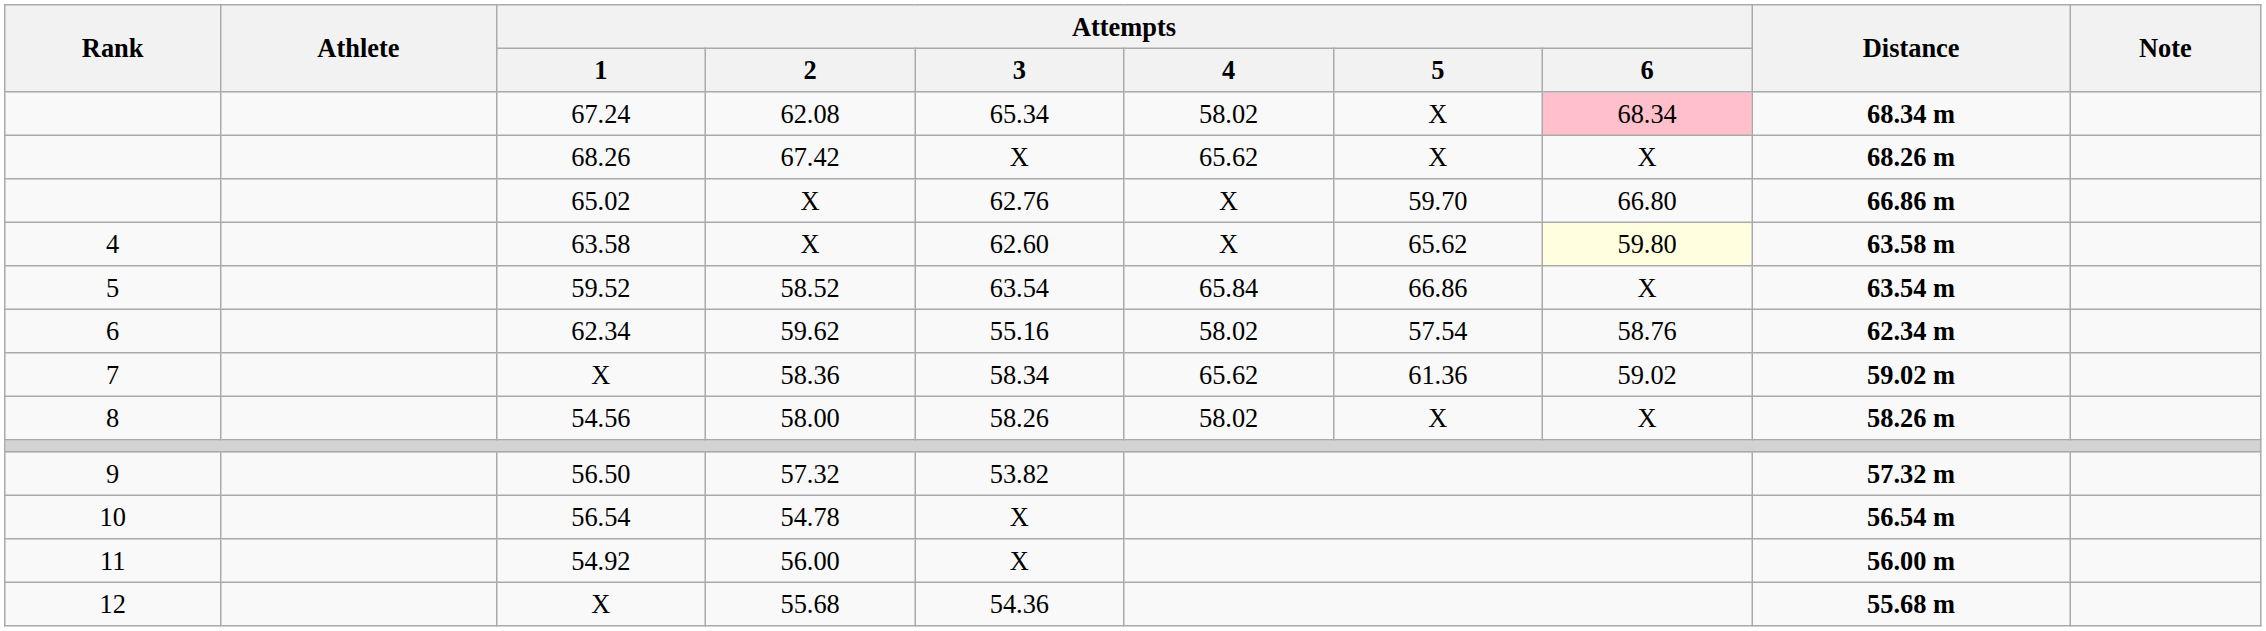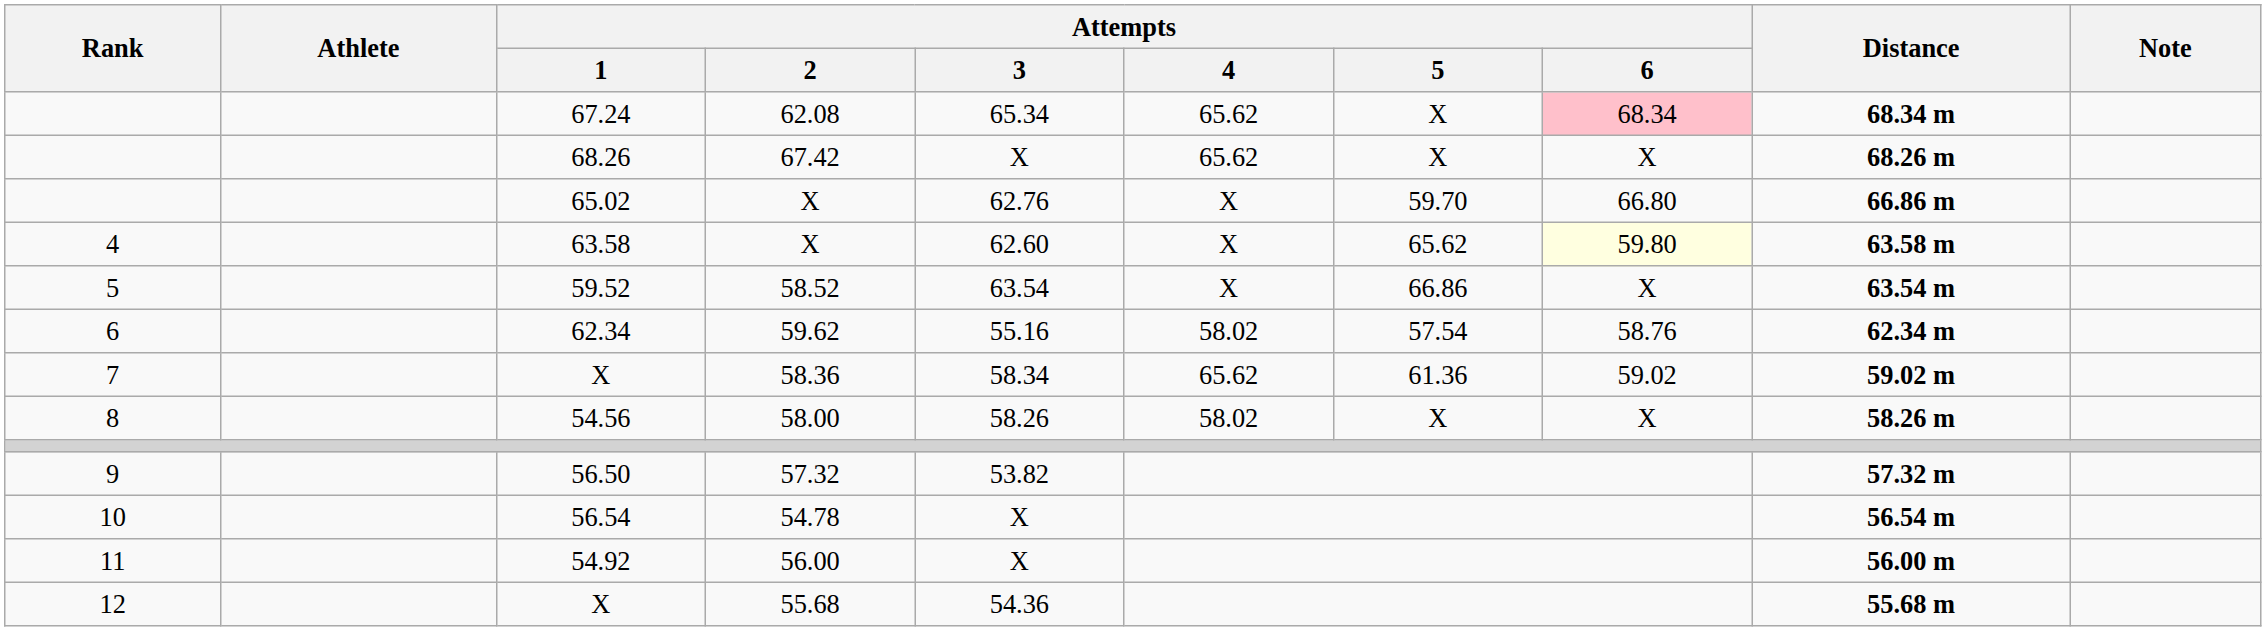(1229, 112) 58.02 -> (1229, 112) 65.62
(1229, 287) 65.84 -> (1229, 287) X
